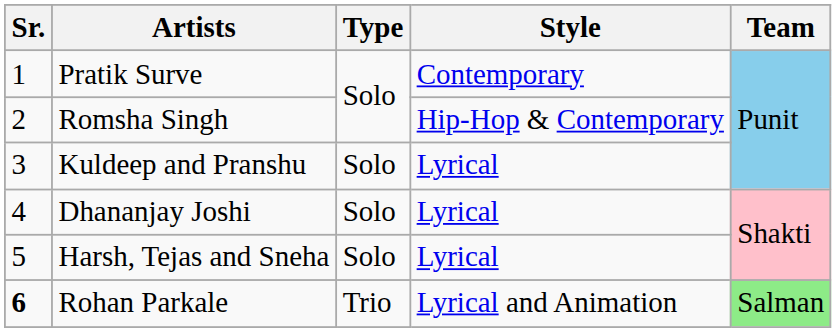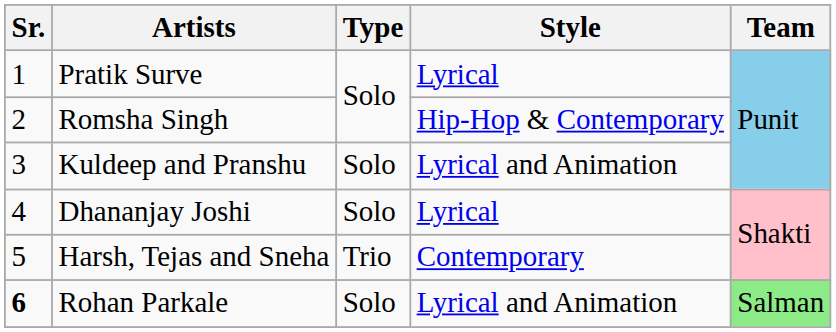(500, 73) Contemporary -> (458, 73) Lyrical
(458, 165) Lyrical -> (547, 165) Lyrical and Animation
(369, 257) Solo -> (367, 257) Trio
(458, 257) Lyrical -> (500, 257) Contemporary
(367, 303) Trio -> (369, 303) Solo
